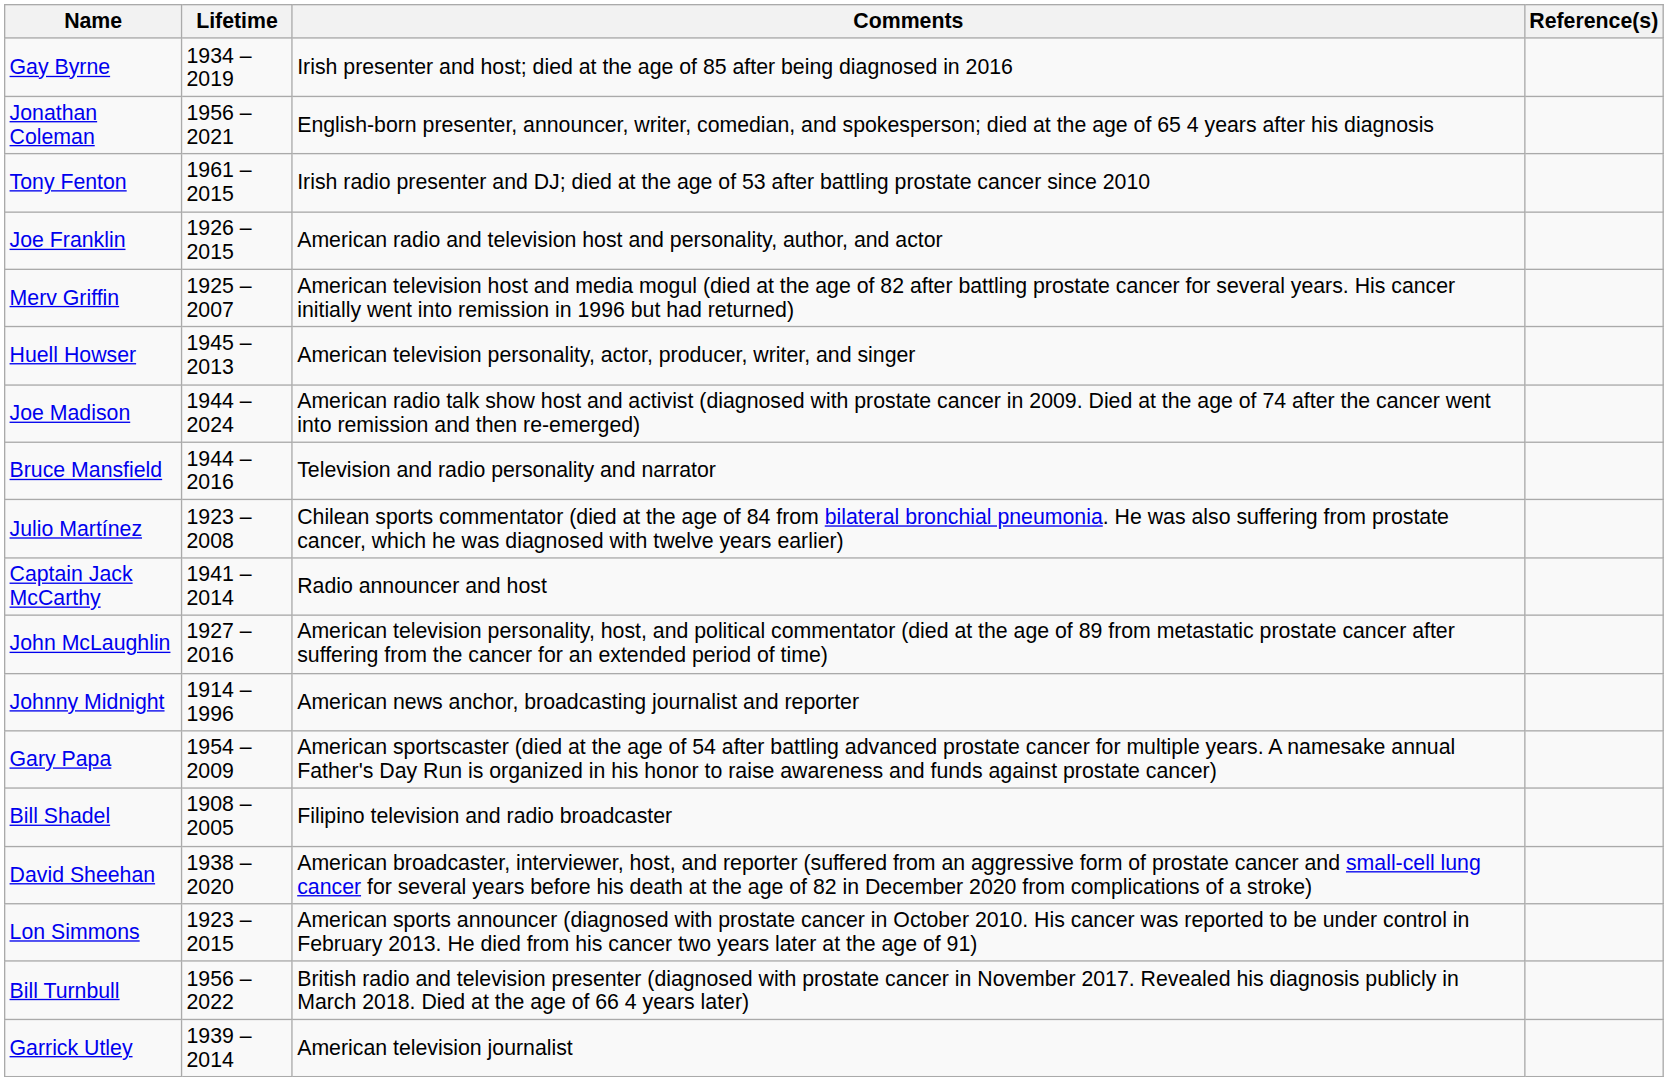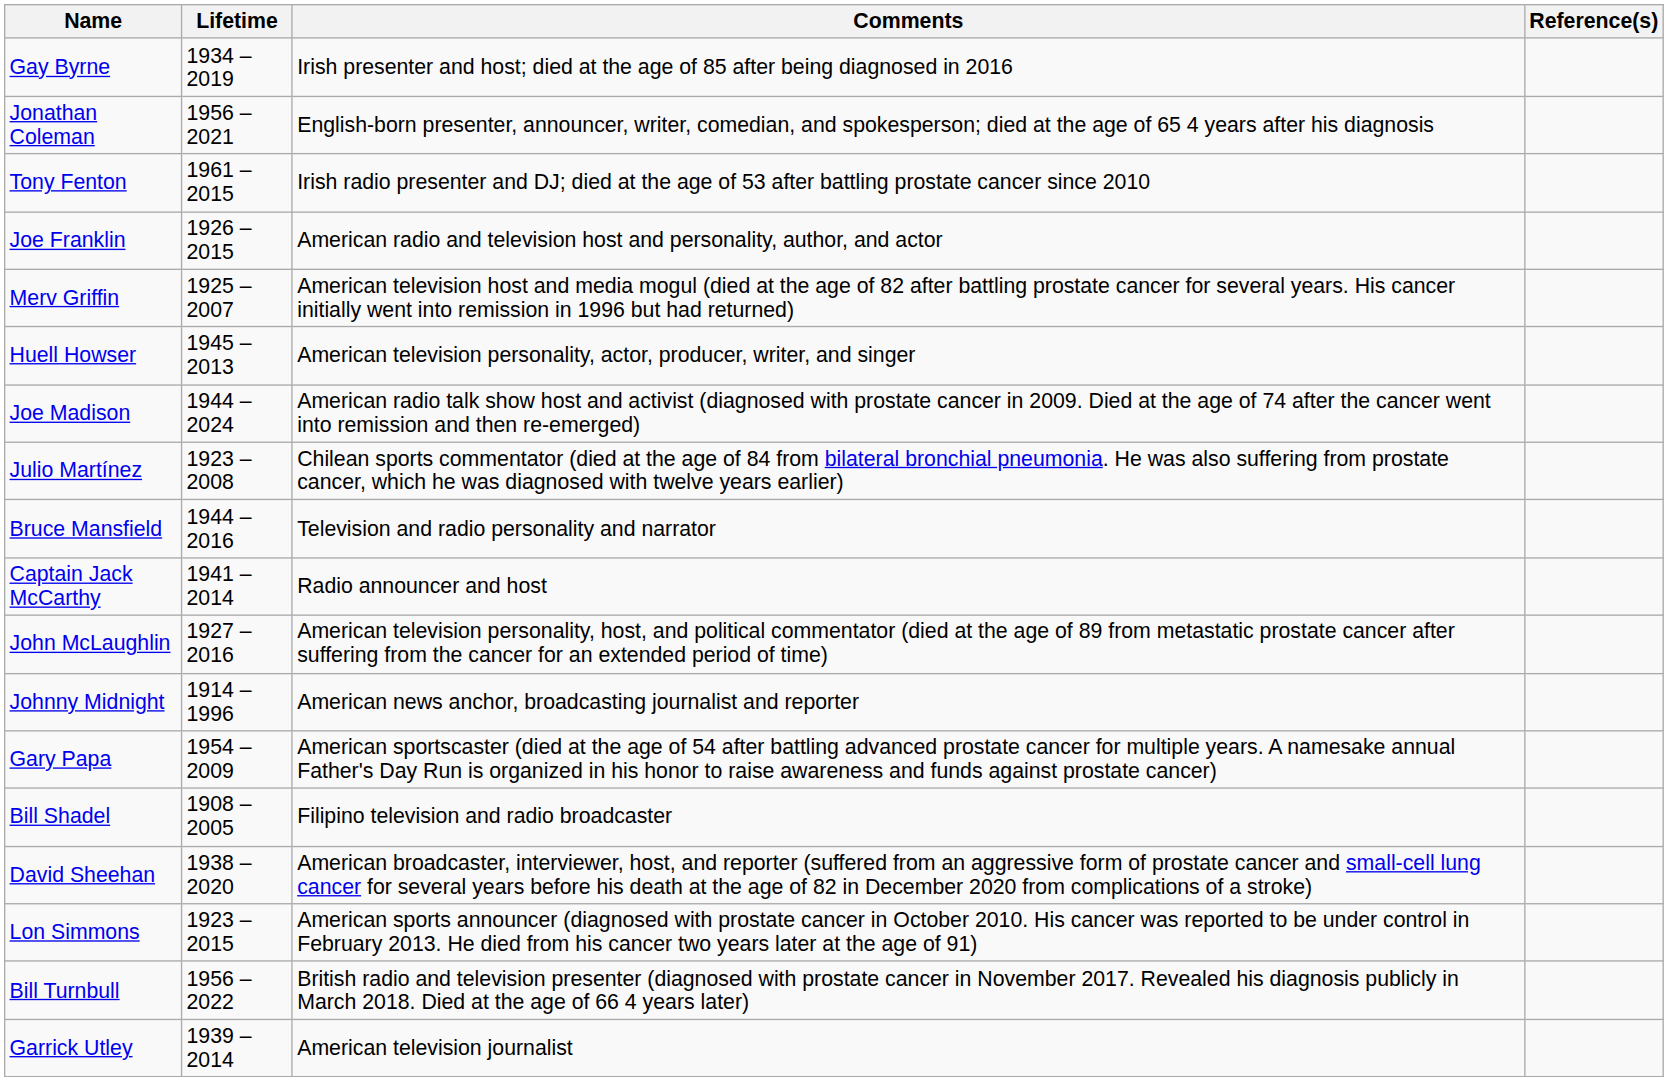rows swapped: (86, 470) <-> (76, 528)
